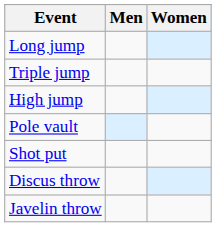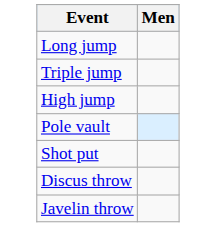- column: (179, 18)
